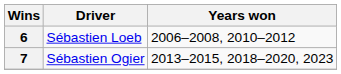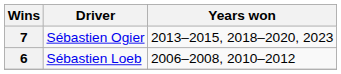rows swapped: (24, 59) <-> (24, 37)
